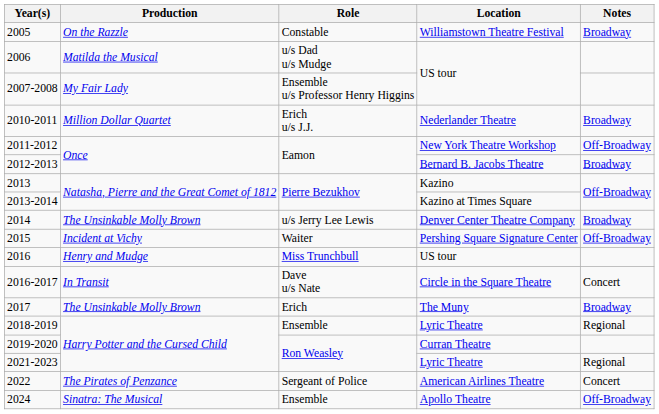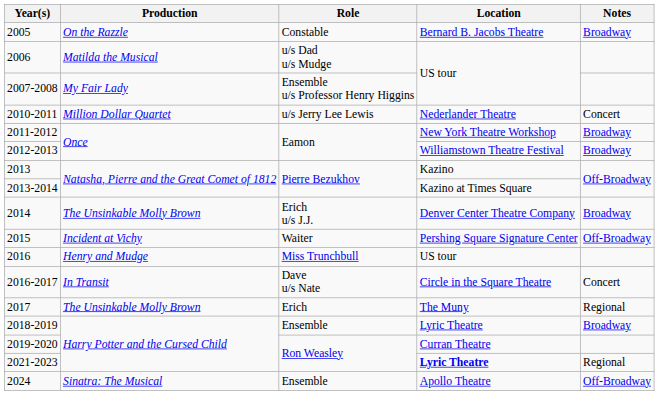(492, 32) Williamstown Theatre Festival -> (482, 32) Bernard B. Jacobs Theatre
(297, 120) Erich u/s J.J. -> (328, 114) u/s Jerry Lee Lewis
(607, 120) Broadway -> (602, 114) Concert
(617, 145) Off-Broadway -> (607, 132) Broadway
(482, 164) Bernard B. Jacobs Theatre -> (492, 151) Williamstown Theatre Festival
(328, 219) u/s Jerry Lee Lewis -> (297, 213) Erich u/s J.J.
(607, 307) Broadway -> (604, 307) Regional
(604, 325) Regional -> (607, 325) Broadway
(451, 362) normal -> (454, 362) bold
- row: (19, 381)
